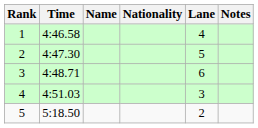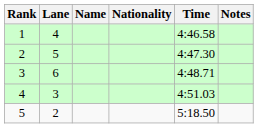columns swapped: (202, 14) <-> (61, 14)
